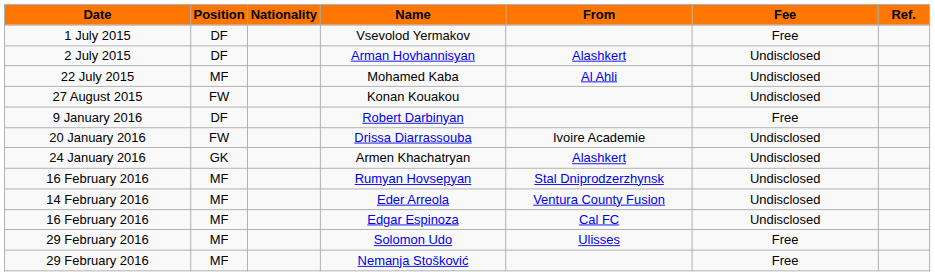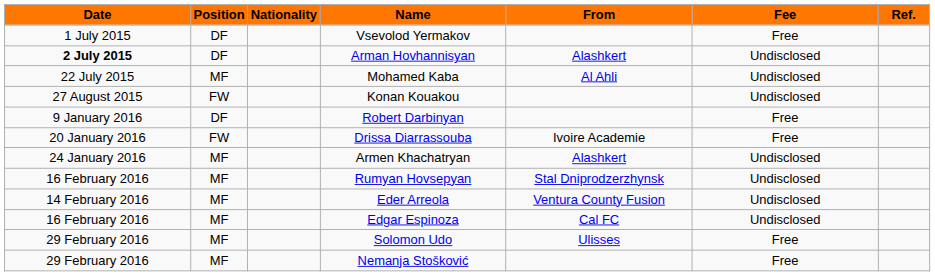(97, 56) normal -> (97, 56) bold
(785, 138) Undisclosed -> (785, 138) Free
(219, 158) GK -> (219, 158) MF
